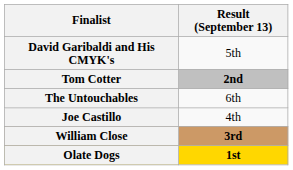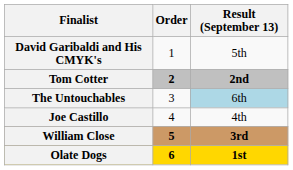+ column: (172, 20)
(233, 98) no background -> (239, 98) lightblue background
